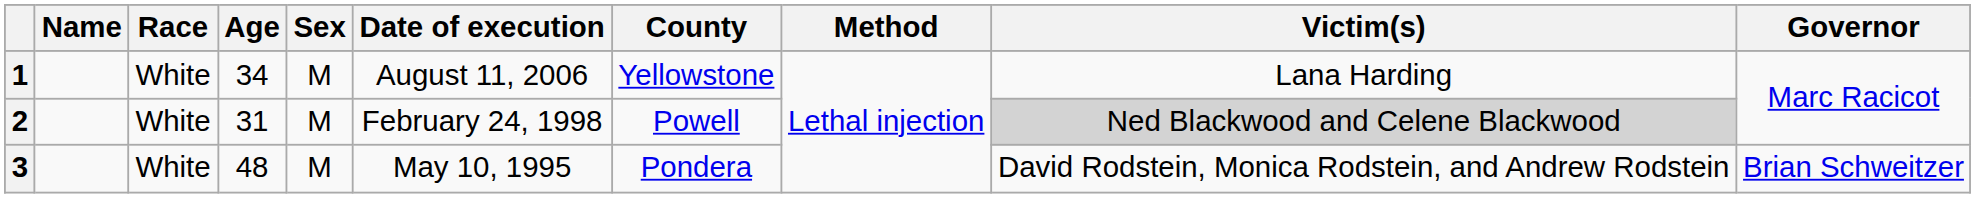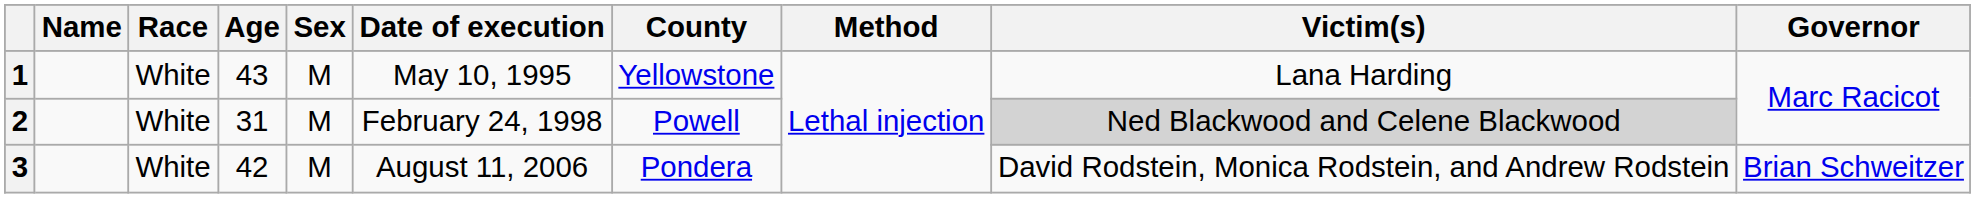(252, 74) 34 -> (252, 74) 43
(482, 74) August 11, 2006 -> (482, 74) May 10, 1995
(252, 167) 48 -> (252, 167) 42
(482, 167) May 10, 1995 -> (482, 167) August 11, 2006
